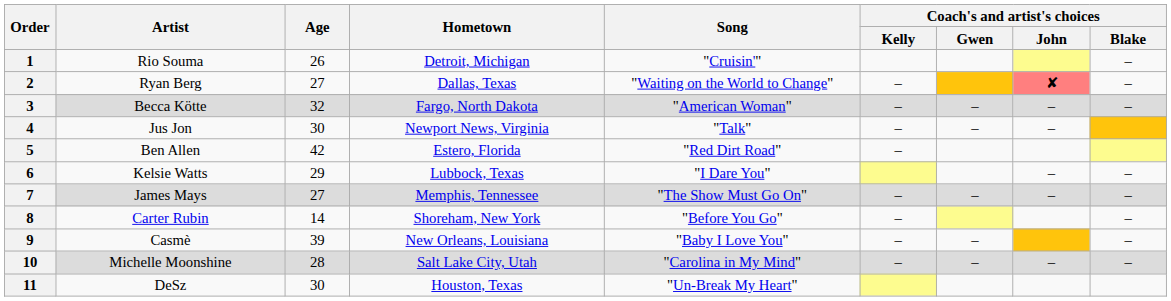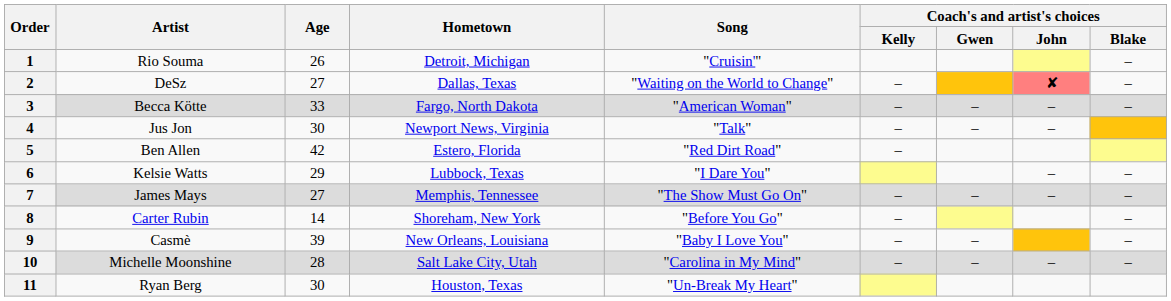(170, 83) Ryan Berg -> (170, 83) DeSz
(317, 105) 32 -> (317, 105) 33
(170, 285) DeSz -> (170, 285) Ryan Berg
